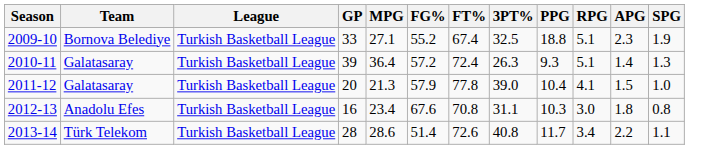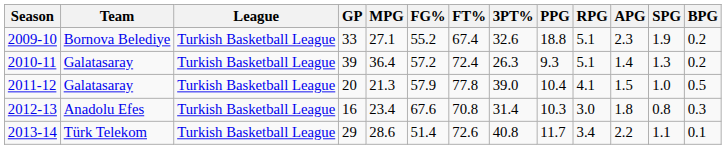+ column: (703, 16)
(506, 39) 32.5 -> (506, 39) 32.6
(506, 109) 31.1 -> (506, 109) 31.4
(349, 132) 28 -> (349, 132) 29
